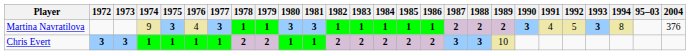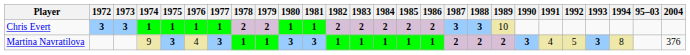rows swapped: (29, 42) <-> (46, 27)
